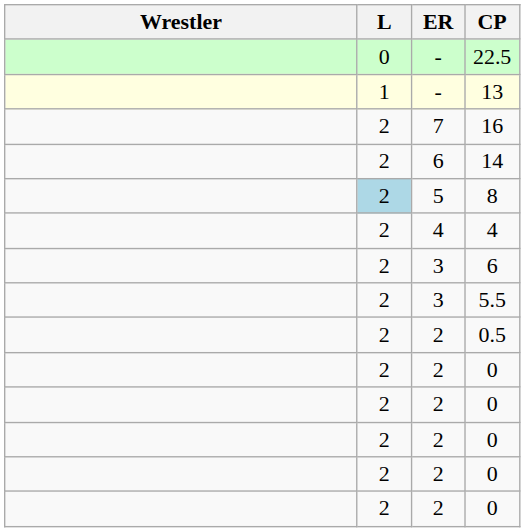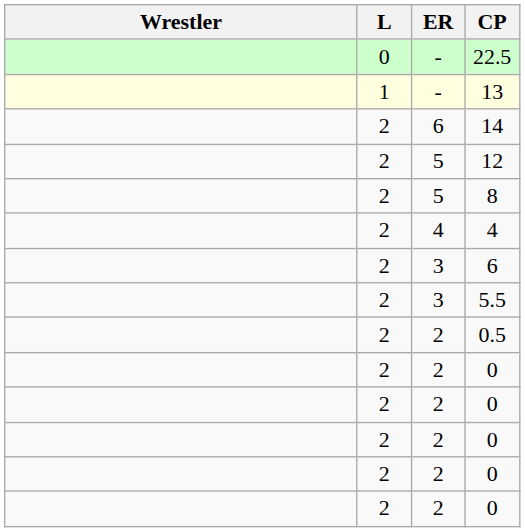- row: (438, 126)
+ row: (438, 160)
(384, 195) lightblue background -> (384, 195) no background
